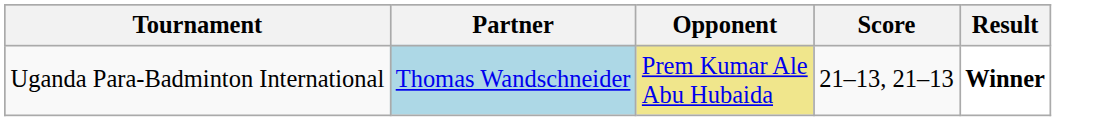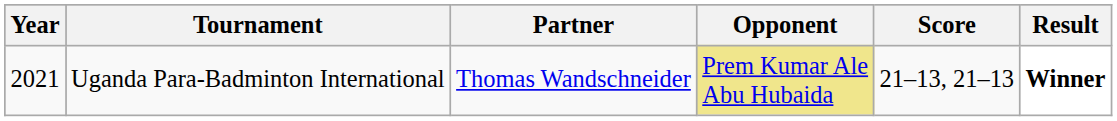+ column: (35, 25)
(513, 79) lightblue background -> (573, 79) no background
